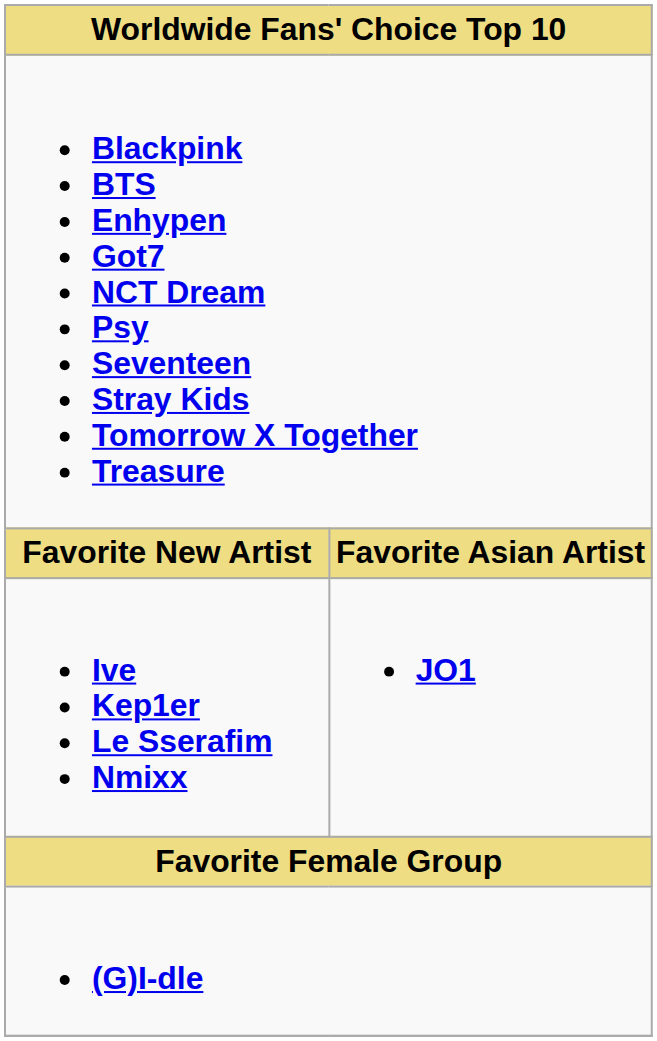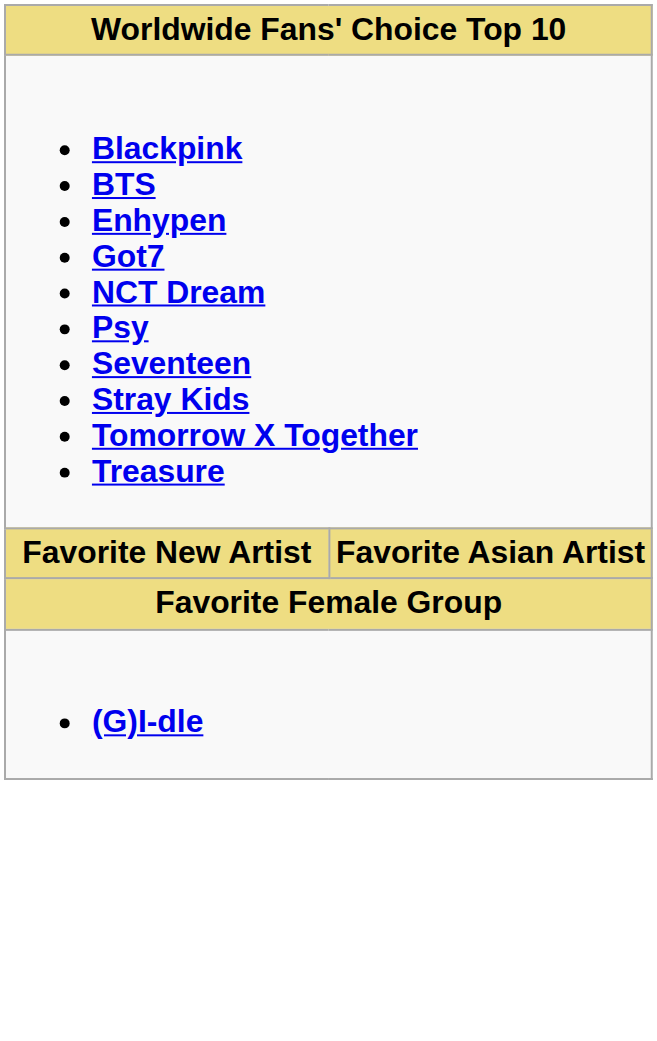- row: (167, 725)
